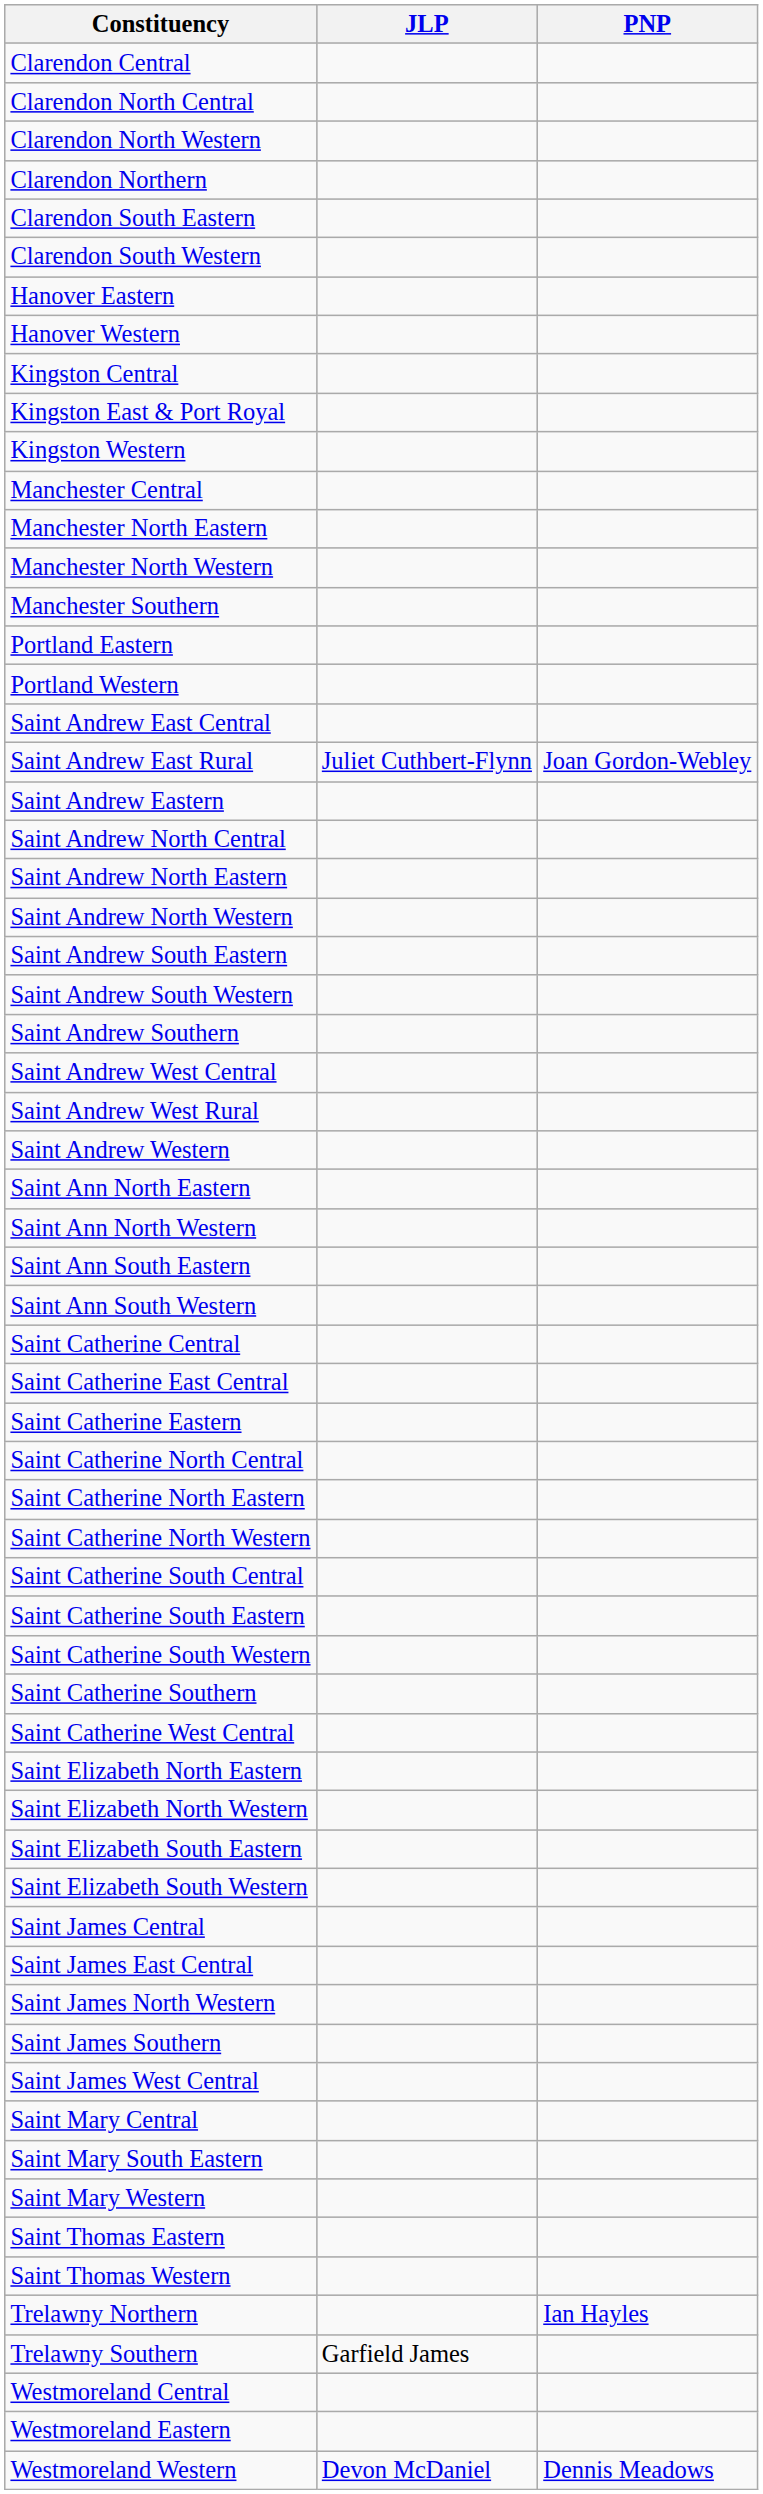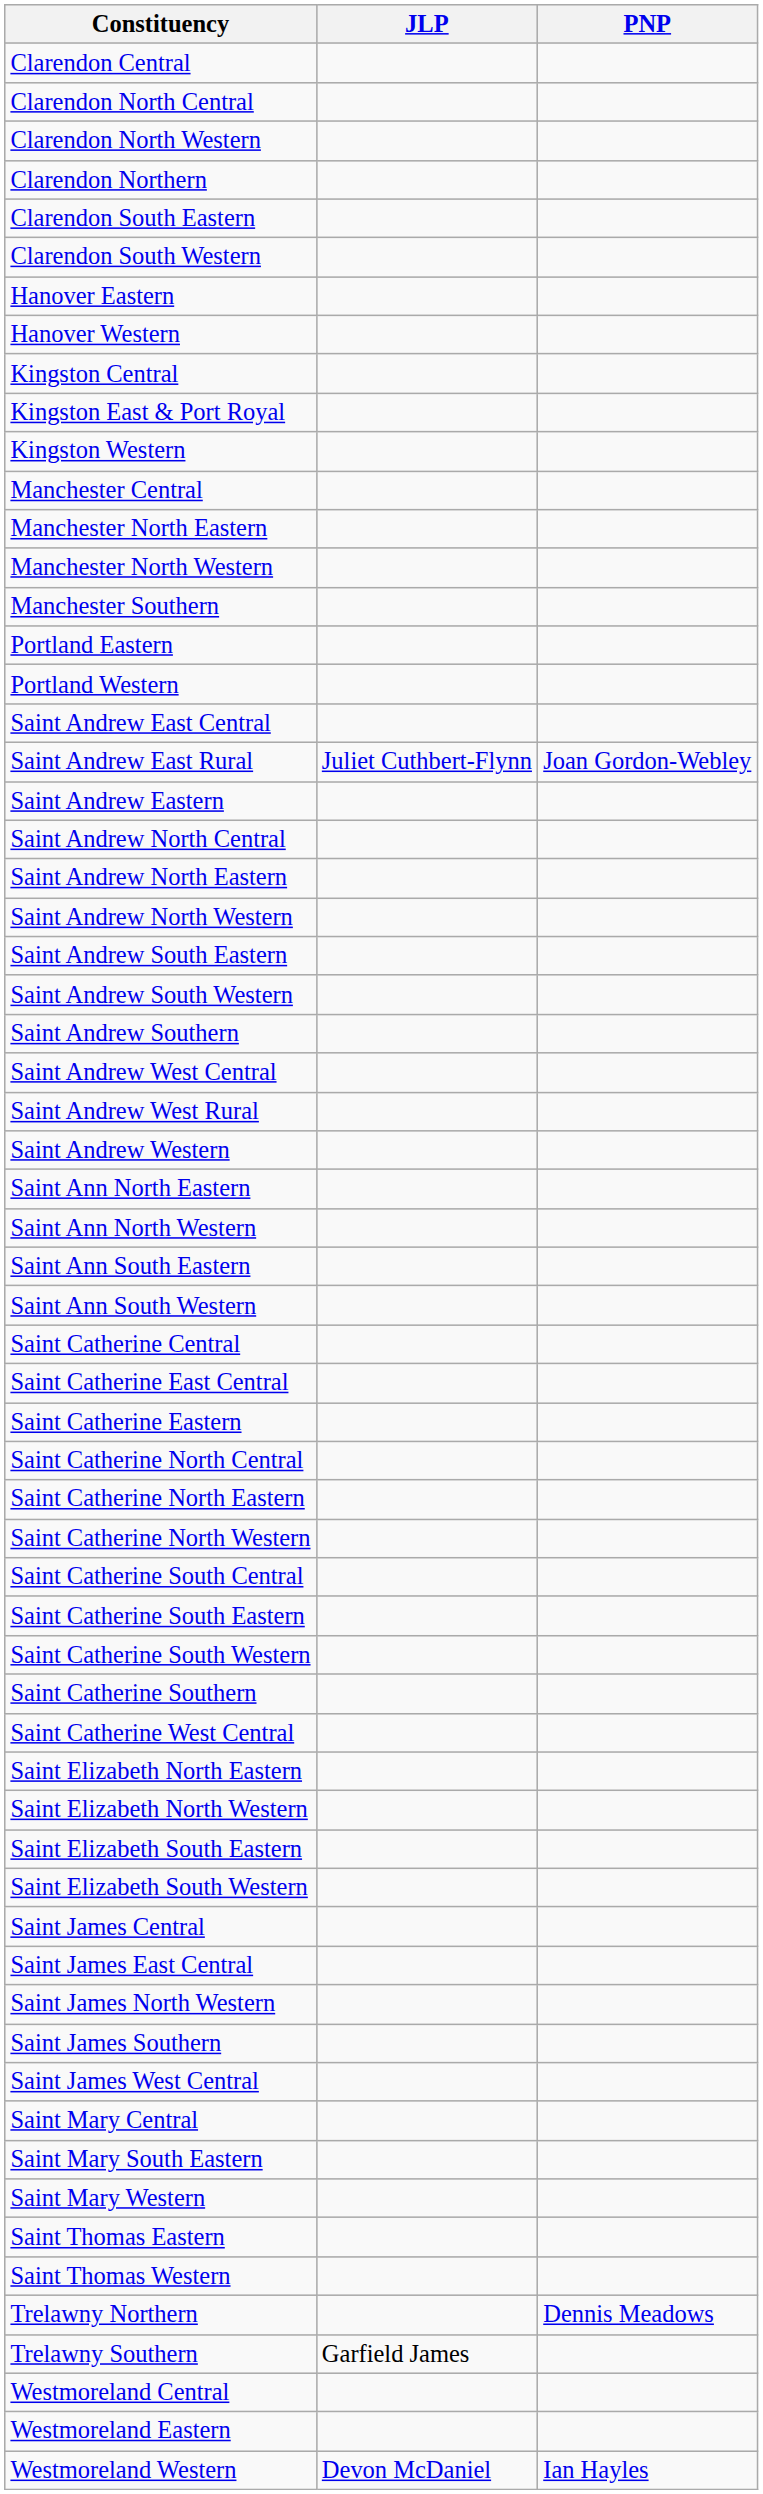(596, 2314) Ian Hayles -> (629, 2314) Dennis Meadows
(629, 2469) Dennis Meadows -> (596, 2469) Ian Hayles
